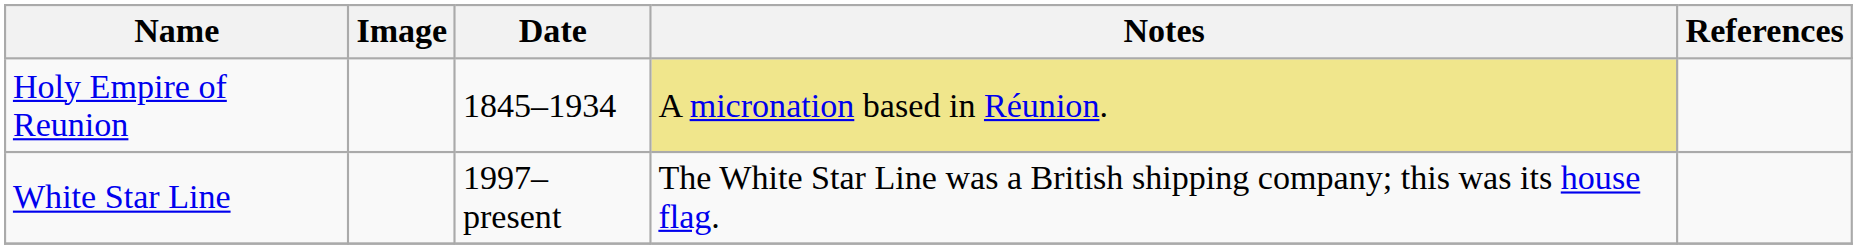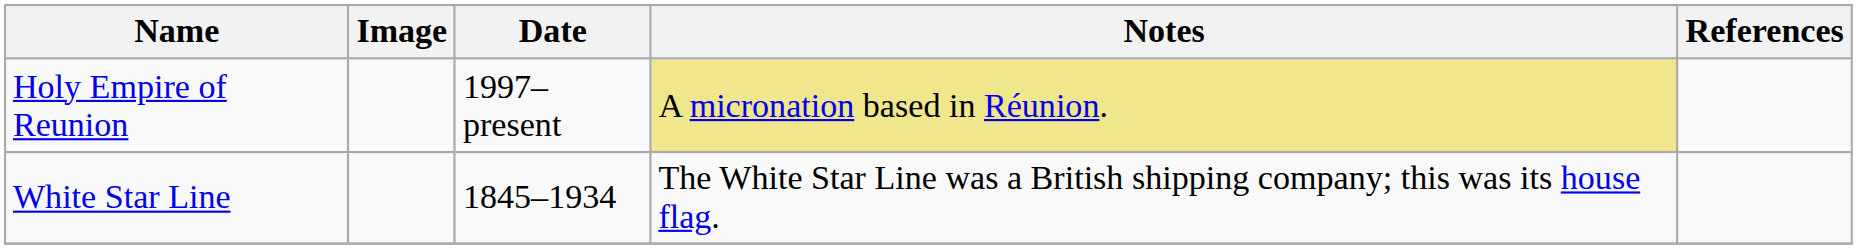(540, 104) 1845–1934 -> (512, 104) 1997–present
(512, 197) 1997–present -> (540, 197) 1845–1934
